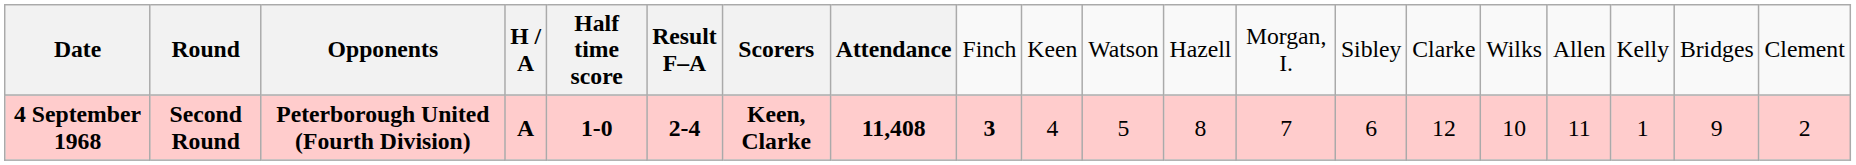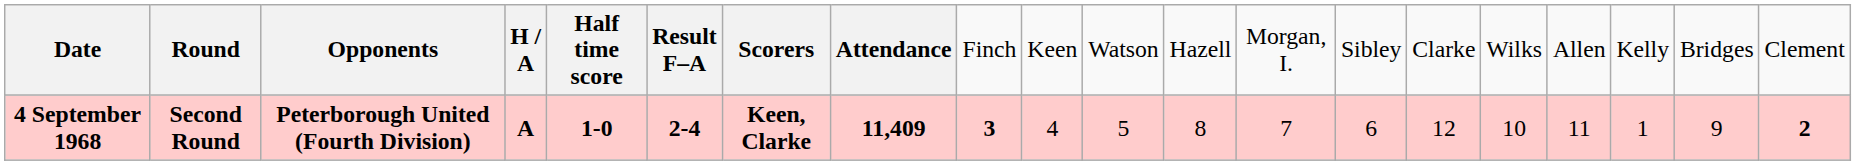(894, 127) 11,408 -> (894, 127) 11,409
(1805, 127) normal -> (1805, 127) bold
